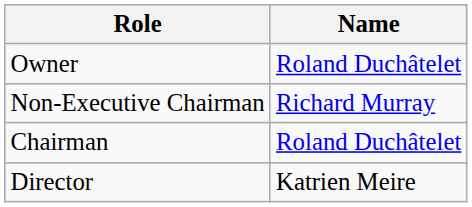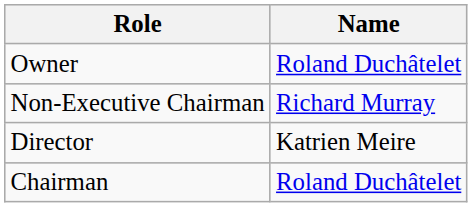rows swapped: (59, 142) <-> (52, 181)
